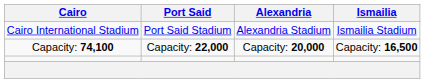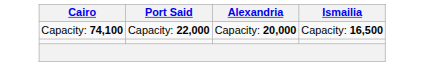- row: (73, 30)
